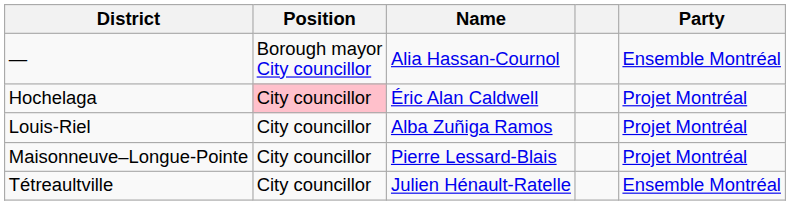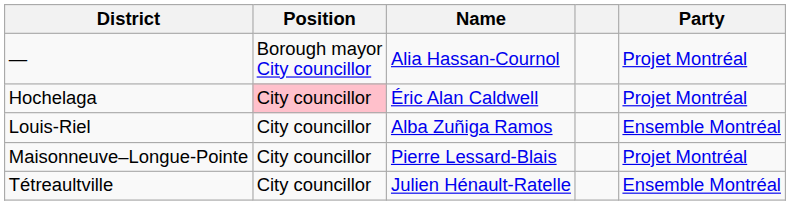(702, 58) Ensemble Montréal -> (685, 58) Projet Montréal
(685, 127) Projet Montréal -> (702, 127) Ensemble Montréal
